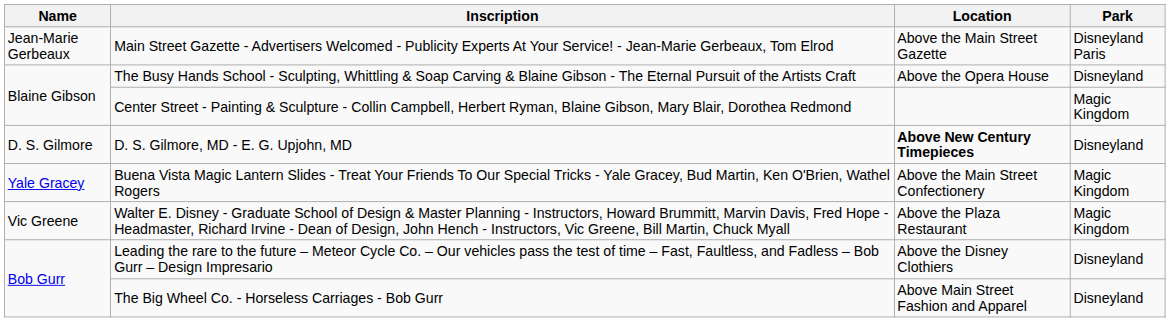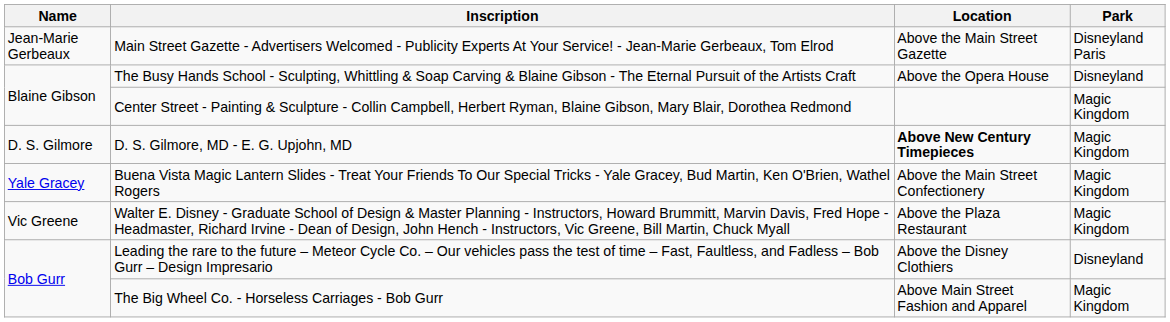(1108, 145) Disneyland -> (1101, 145) Magic Kingdom
(1108, 298) Disneyland -> (1101, 298) Magic Kingdom
